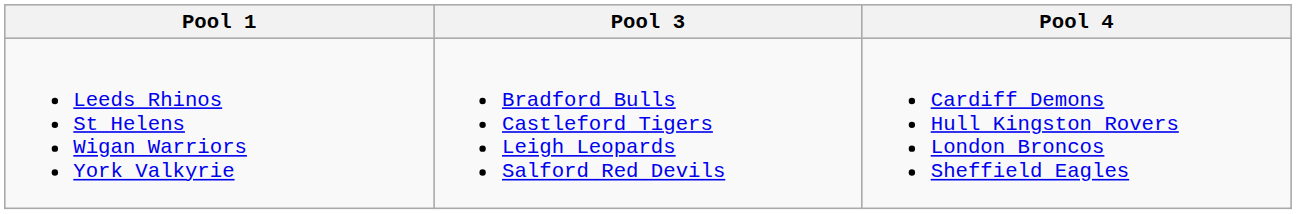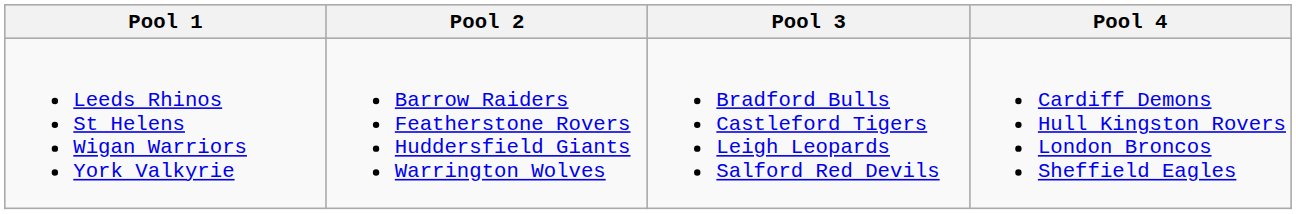+ column: (487, 22)
